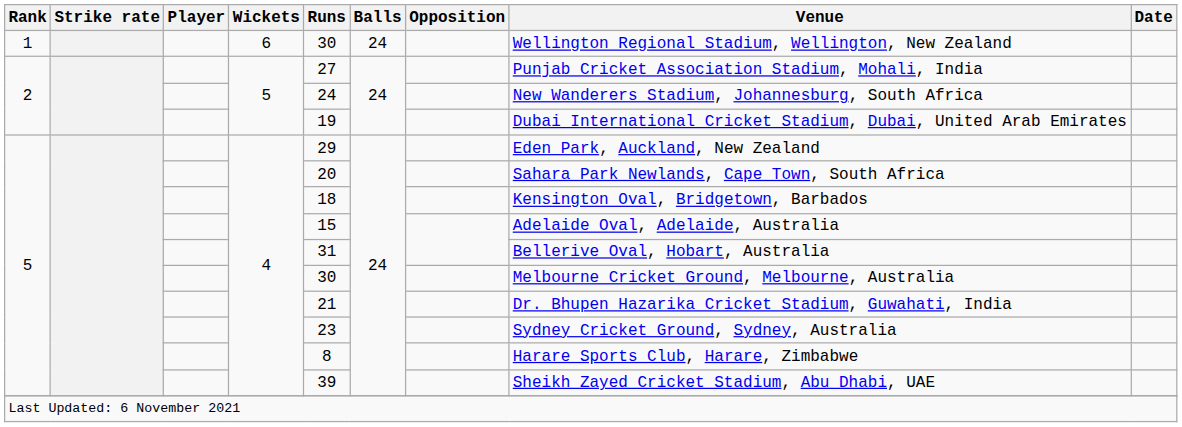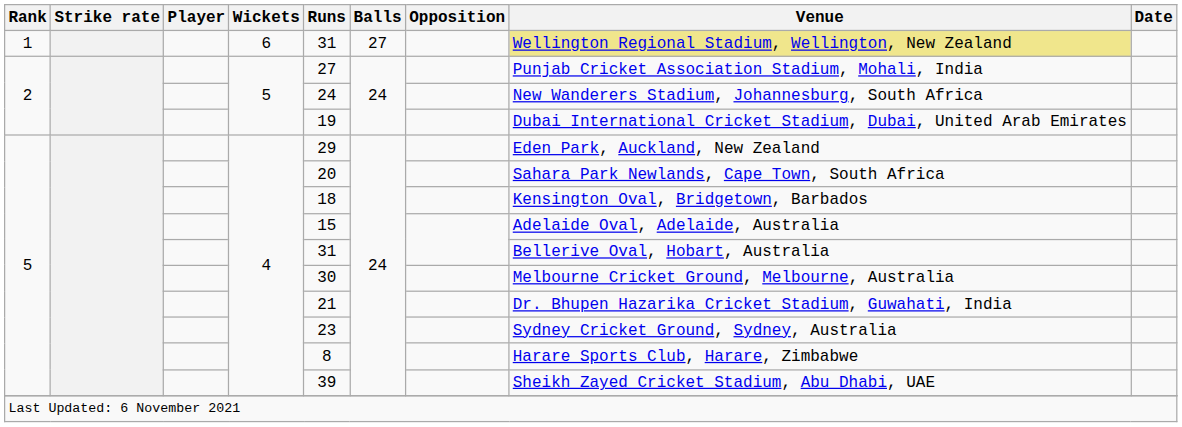(327, 44) 30 -> (327, 44) 31
(378, 44) 24 -> (378, 44) 27
(762, 44) no background -> (762, 44) khaki background
